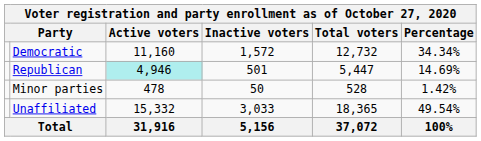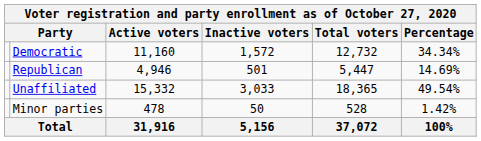(154, 70) paleturquoise background -> (154, 70) no background
rows swapped: (55, 108) <-> (58, 89)
